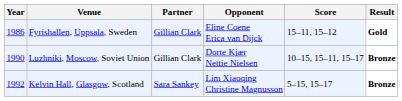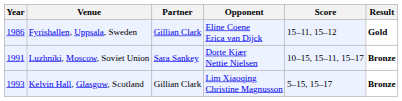(16, 58) 1990 -> (16, 58) 1991
(177, 58) Gillian Clark -> (176, 58) Sara Sankey
(16, 84) 1992 -> (16, 84) 1993
(176, 84) Sara Sankey -> (177, 84) Gillian Clark
